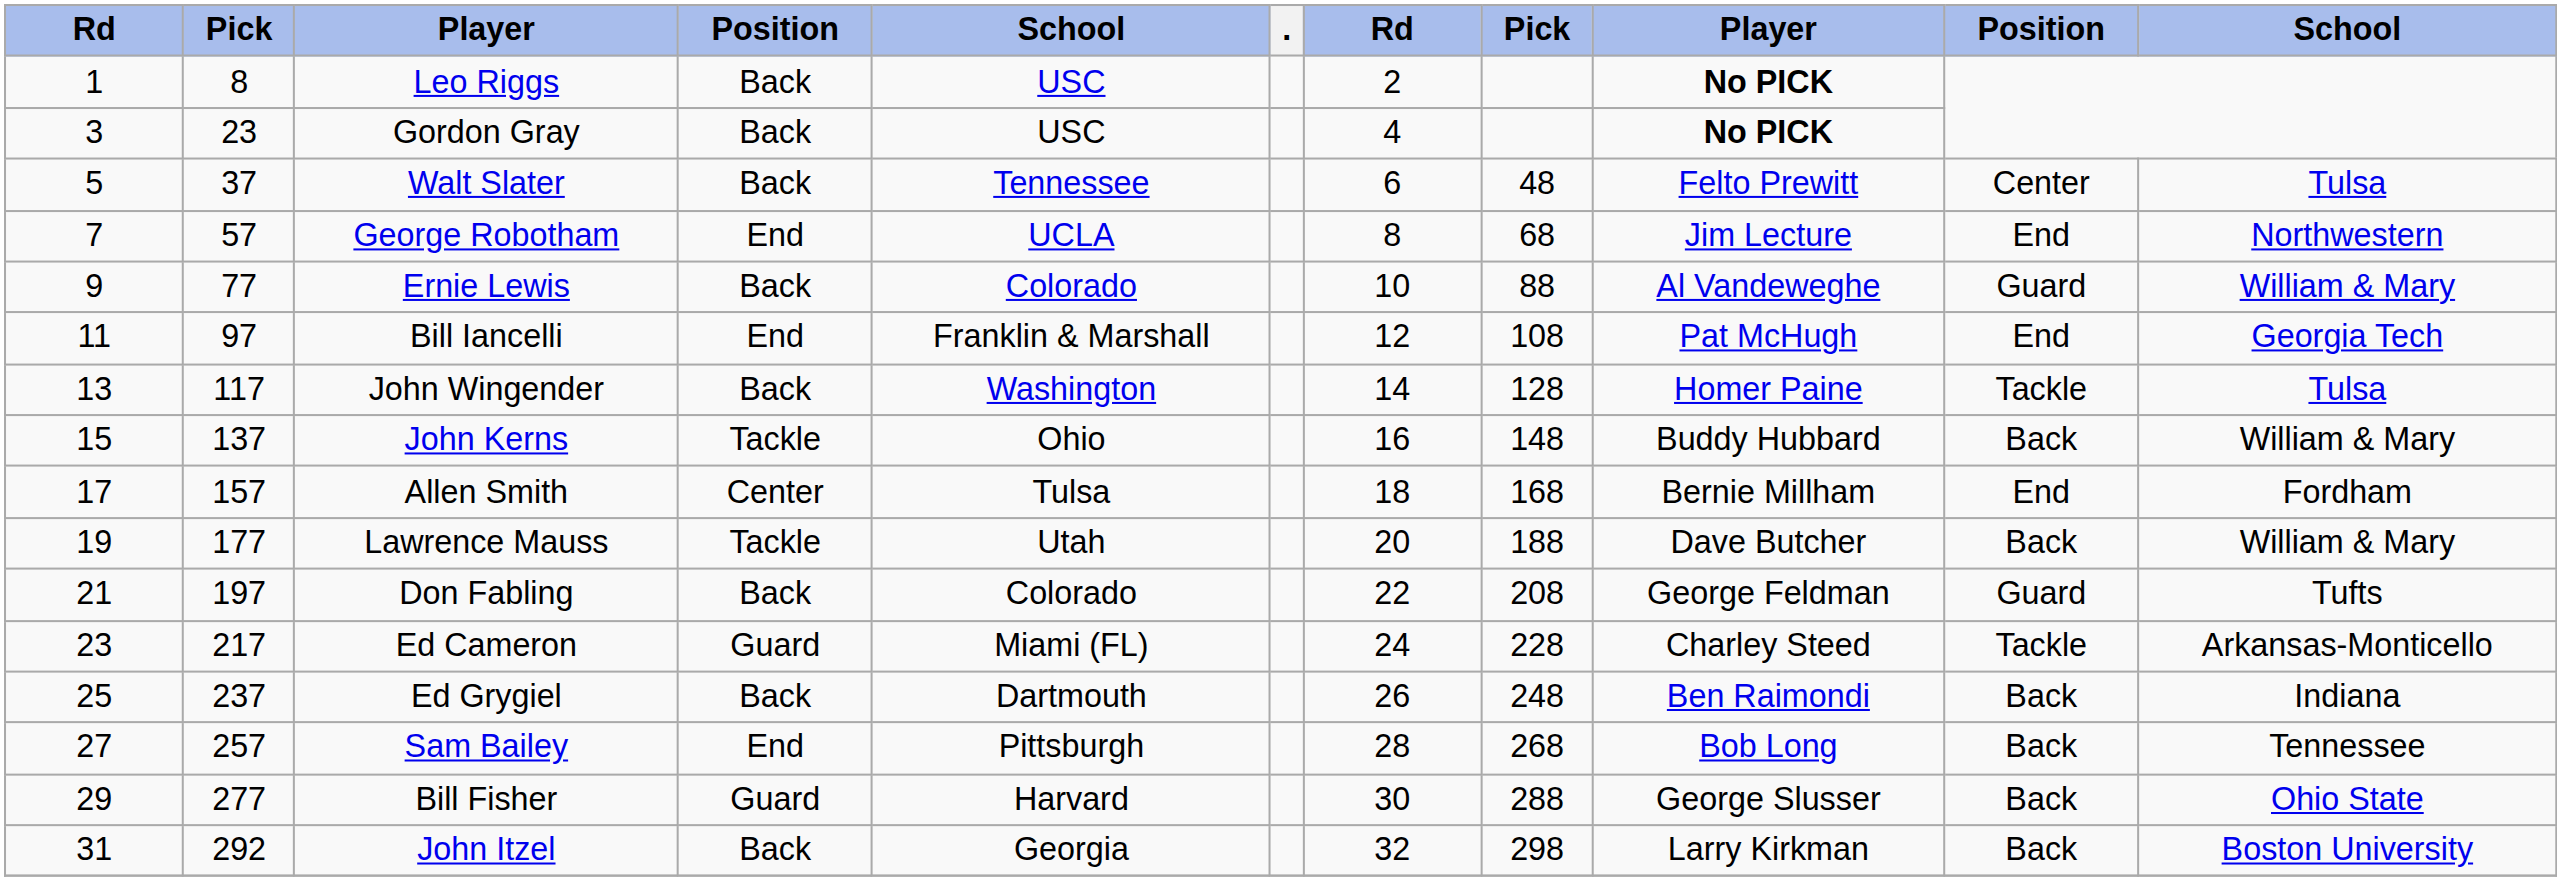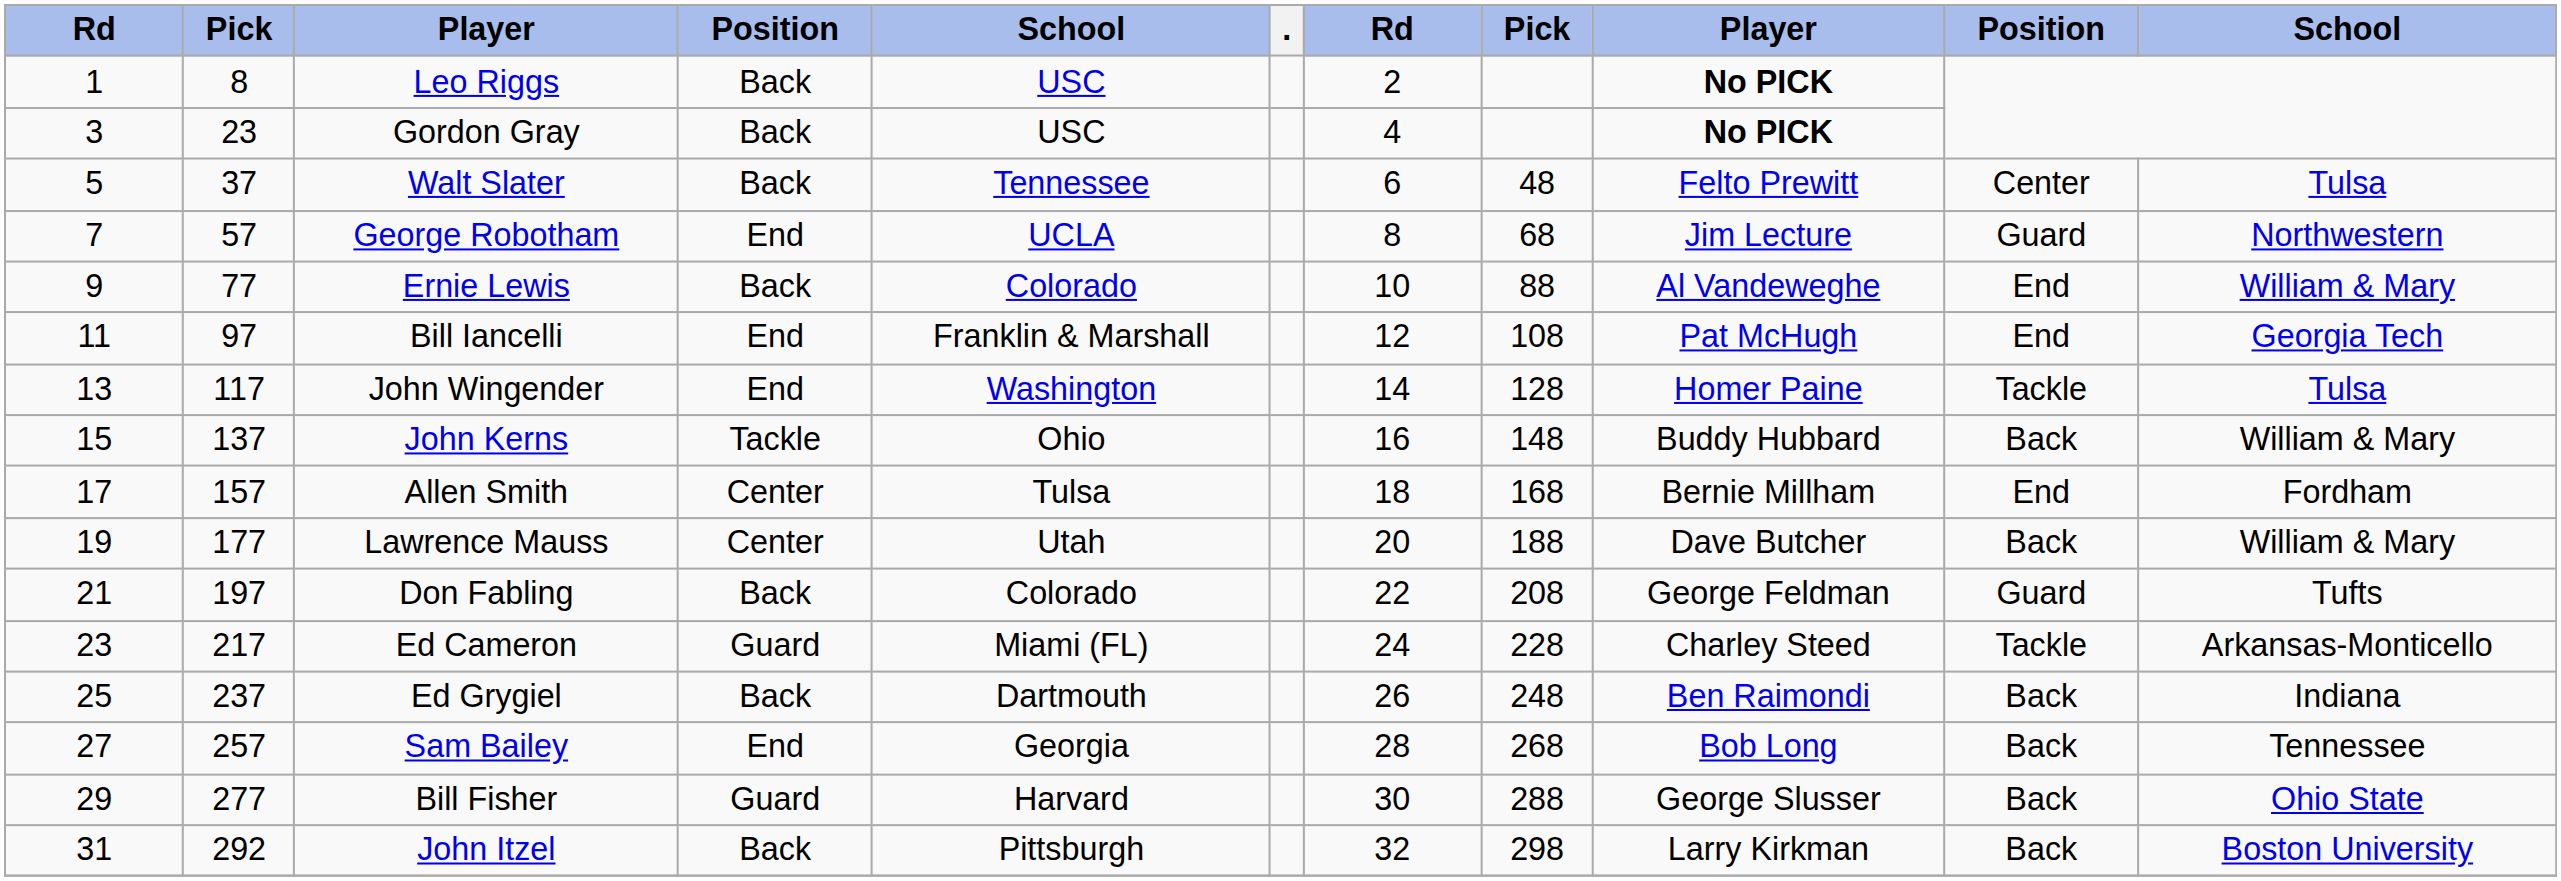(2041, 235) End -> (2041, 235) Guard
(2041, 286) Guard -> (2041, 286) End
(775, 388) Back -> (775, 388) End
(775, 542) Tackle -> (775, 542) Center
(1071, 747) Pittsburgh -> (1071, 747) Georgia
(1071, 850) Georgia -> (1071, 850) Pittsburgh
